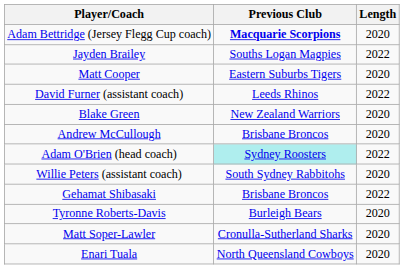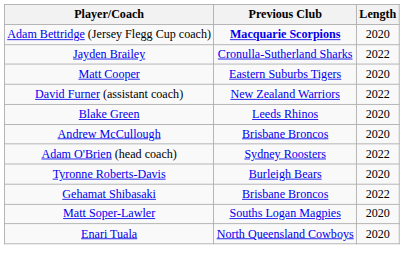(285, 54) Souths Logan Magpies -> (285, 54) Cronulla-Sutherland Sharks
(285, 94) Leeds Rhinos -> (285, 94) New Zealand Warriors
(285, 114) New Zealand Warriors -> (285, 114) Leeds Rhinos
(285, 154) paleturquoise background -> (285, 154) no background
- row: (109, 174)
rows swapped: (109, 214) <-> (109, 194)
(285, 234) Cronulla-Sutherland Sharks -> (285, 214) Souths Logan Magpies
